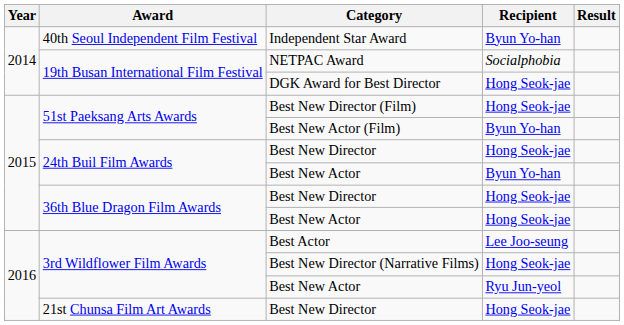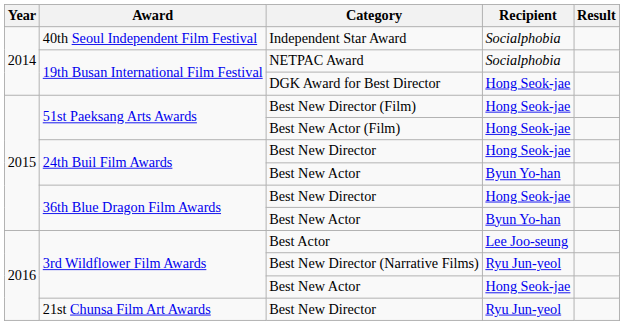(523, 38) Byun Yo-han -> (523, 38) Socialphobia
(523, 128) Byun Yo-han -> (528, 128) Hong Seok-jae
(528, 219) Hong Seok-jae -> (523, 219) Byun Yo-han
(528, 264) Hong Seok-jae -> (523, 264) Ryu Jun-yeol
(523, 286) Ryu Jun-yeol -> (528, 286) Hong Seok-jae
(528, 309) Hong Seok-jae -> (523, 309) Ryu Jun-yeol
